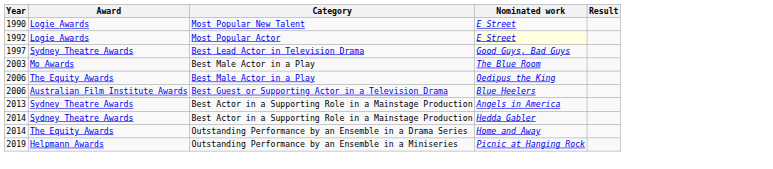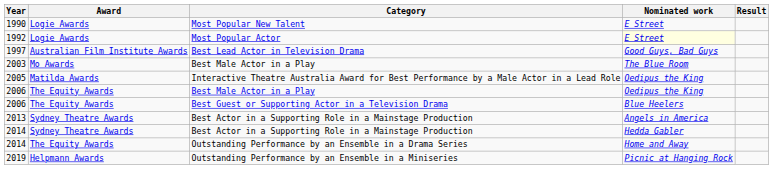(82, 51) Sydney Theatre Awards -> (109, 51) Australian Film Institute Awards
+ row: (16, 78)
(109, 91) Australian Film Institute Awards -> (72, 104) The Equity Awards
